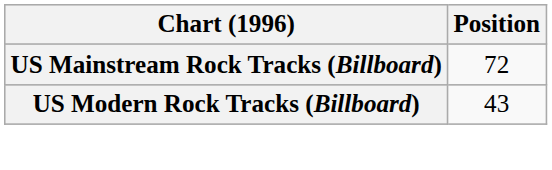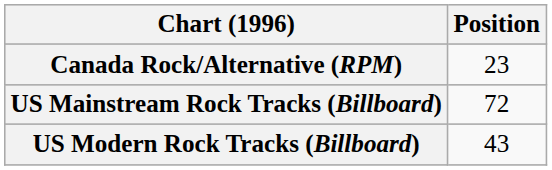+ row: (226, 64)
